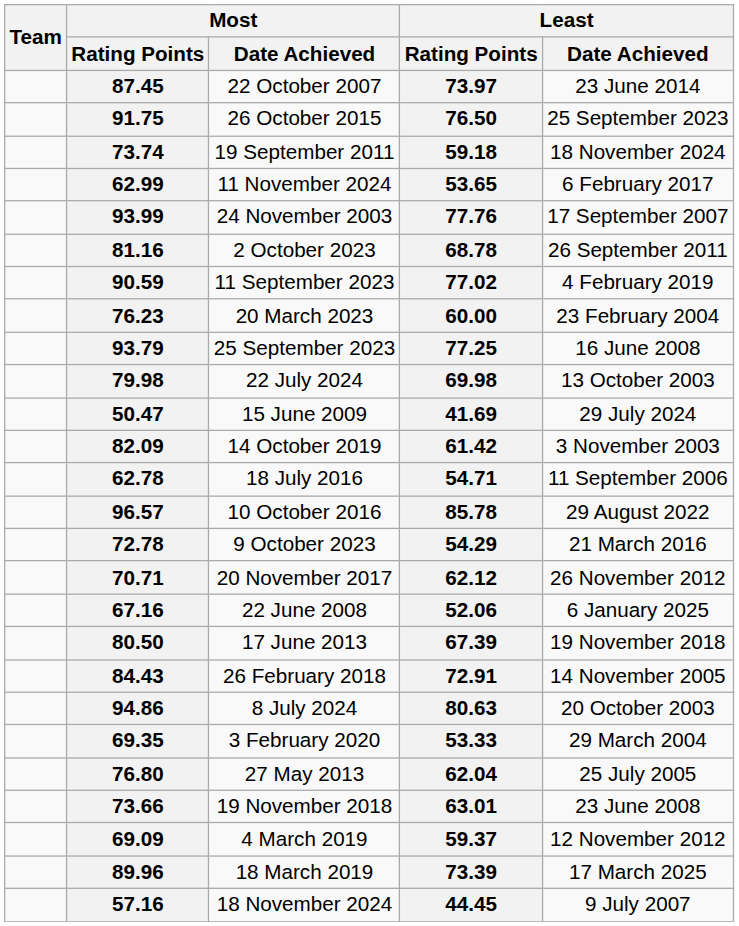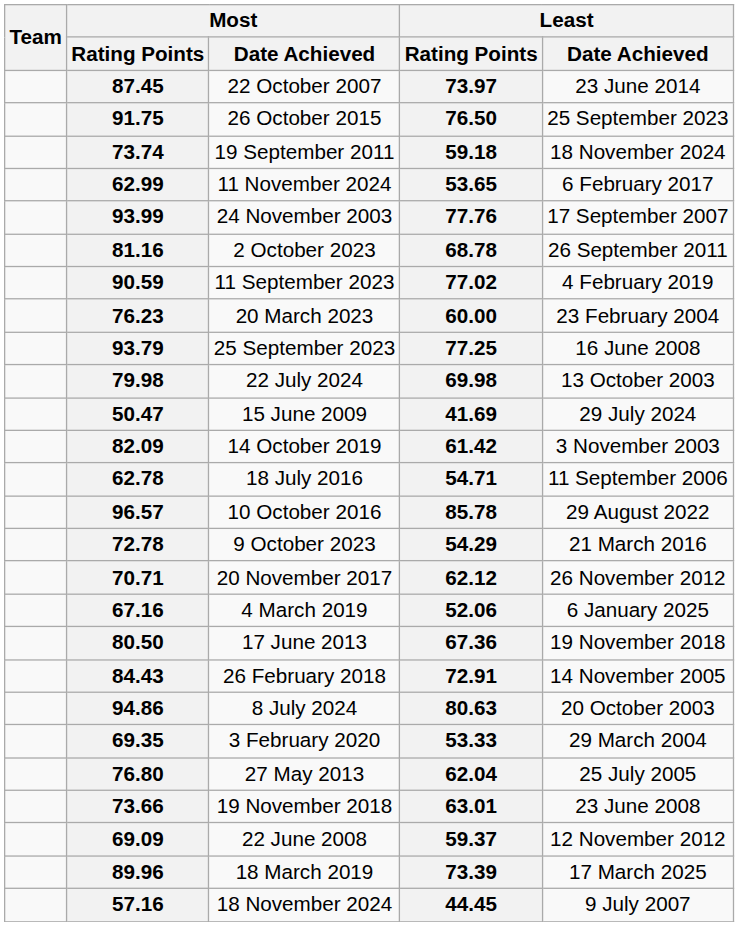(304, 610) 22 June 2008 -> (304, 610) 4 March 2019
(471, 642) 67.39 -> (471, 642) 67.36
(304, 839) 4 March 2019 -> (304, 839) 22 June 2008
